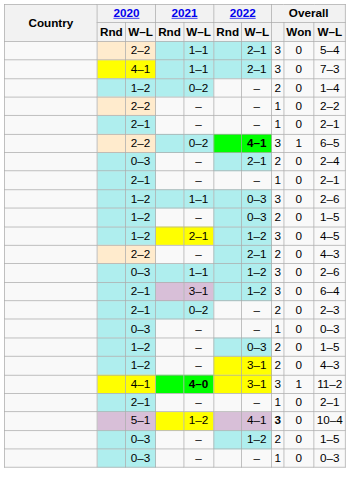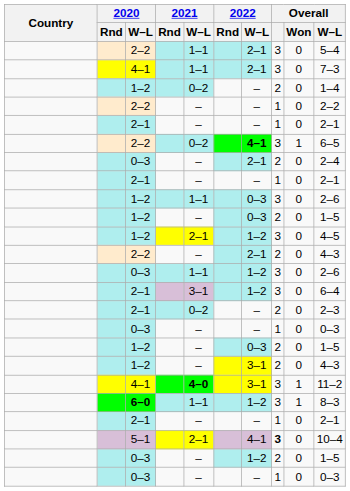+ row: (51, 403)
(199, 421) 1–2 -> (199, 439) 2–1
